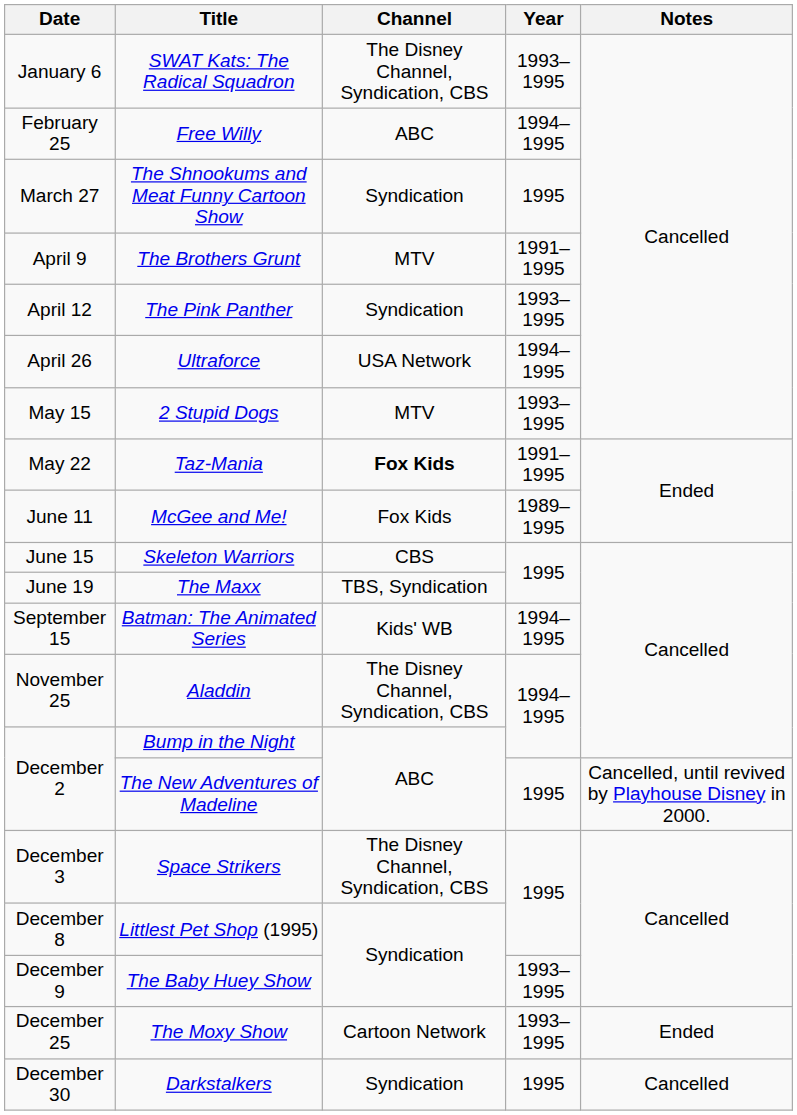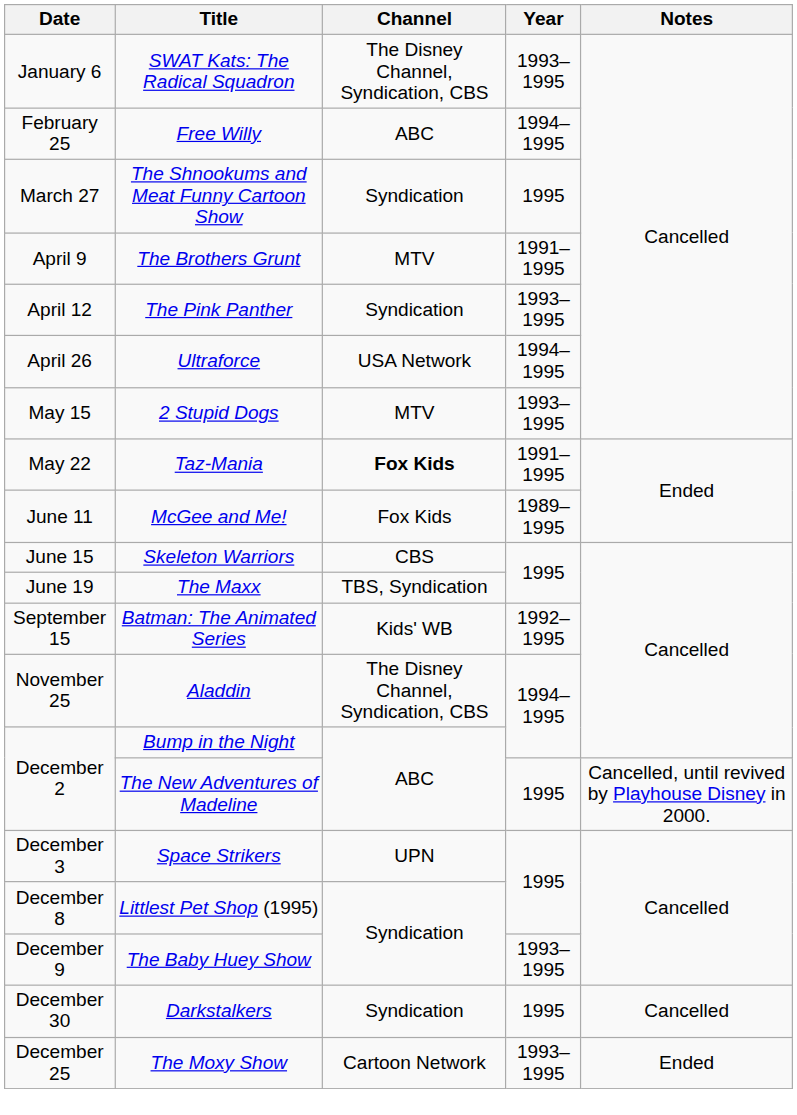(543, 628) 1994–1995 -> (543, 628) 1992–1995
(414, 866) The Disney Channel, Syndication, CBS -> (414, 856) UPN
rows swapped: (219, 1032) <-> (219, 1084)
